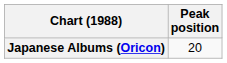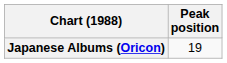(195, 48) 20 -> (195, 48) 19
